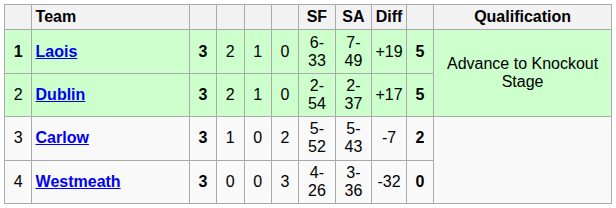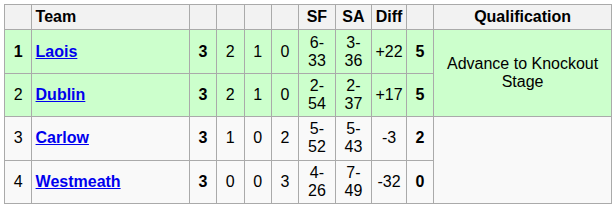(353, 51) 7-49 -> (353, 51) 3-36
(389, 51) +19 -> (389, 51) +22
(389, 138) -7 -> (389, 138) -3
(353, 181) 3-36 -> (353, 181) 7-49
